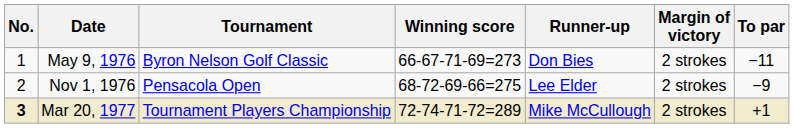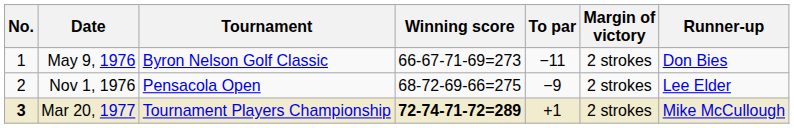columns swapped: (761, 26) <-> (590, 26)
(460, 111) normal -> (460, 111) bold
